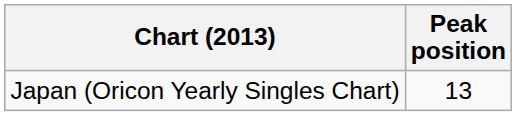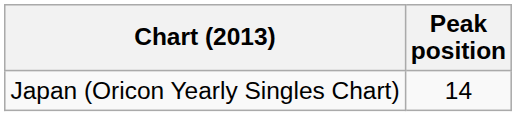(458, 90) 13 -> (458, 90) 14
